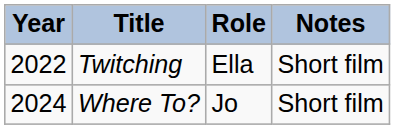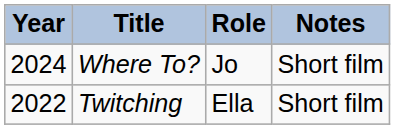rows swapped: (130, 64) <-> (139, 104)
